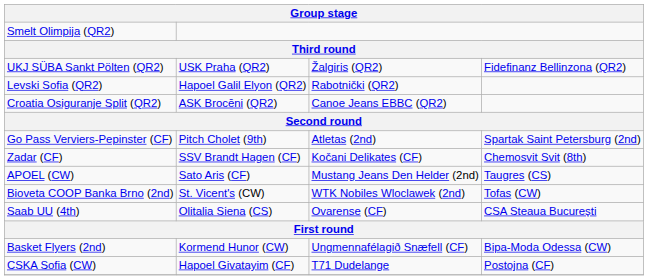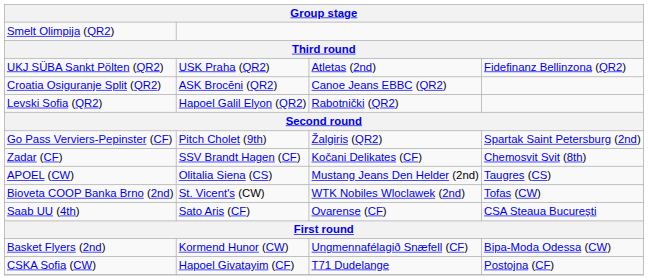(347, 67) Žalgiris (QR2) -> (344, 67) Atletas (2nd)
rows swapped: (55, 85) <-> (84, 103)
(344, 139) Atletas (2nd) -> (347, 139) Žalgiris (QR2)
(214, 175) Sato Aris (CF) -> (225, 175) Olitalia Siena (CS)
(225, 211) Olitalia Siena (CS) -> (214, 211) Sato Aris (CF)
